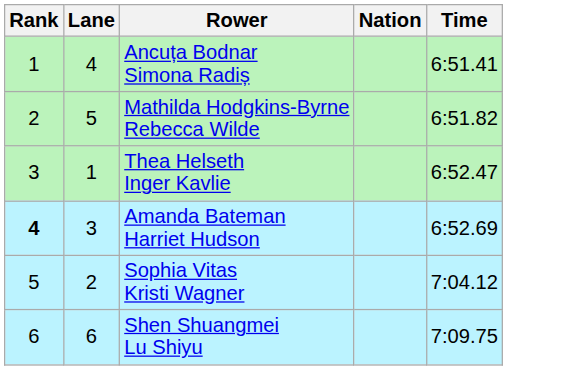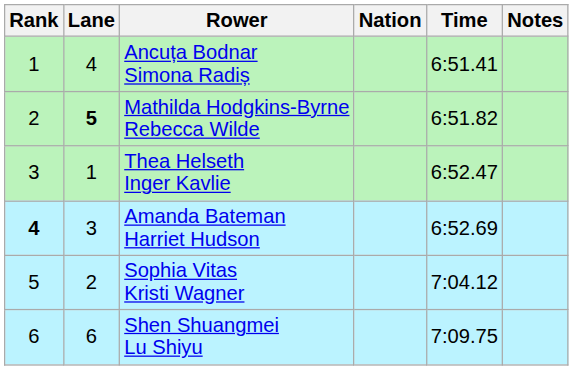+ column: (535, 20)
(91, 118) normal -> (91, 118) bold
